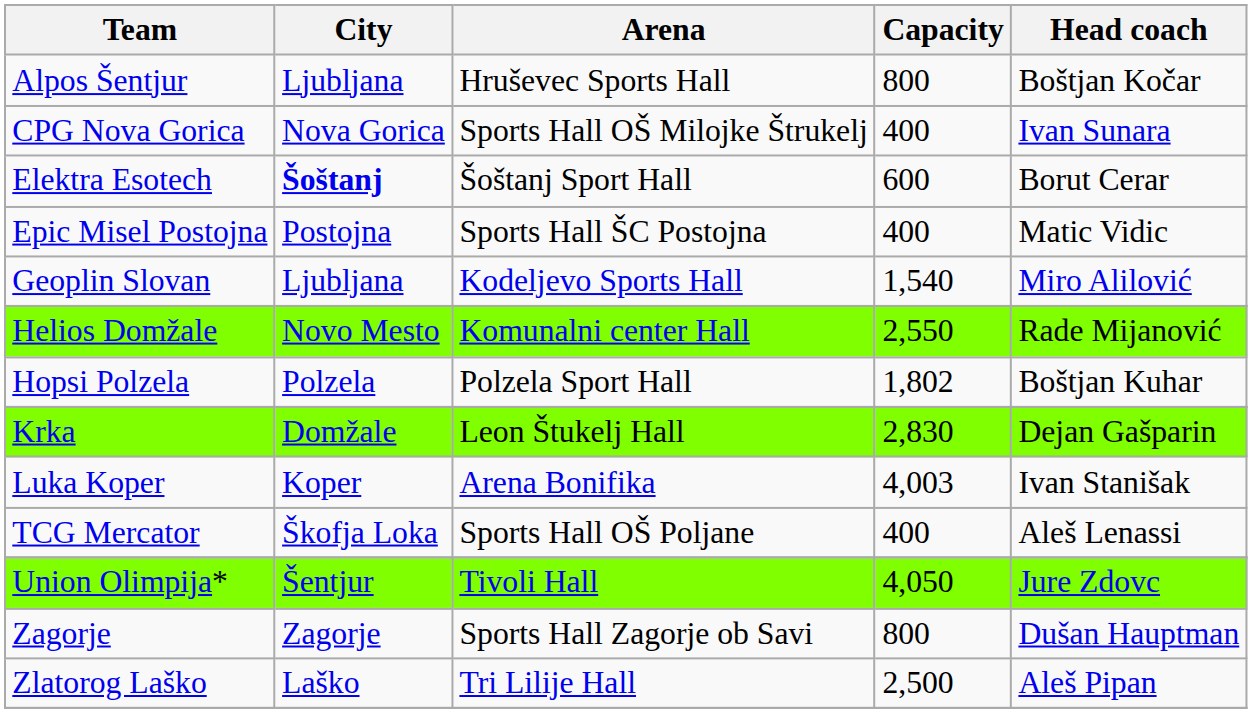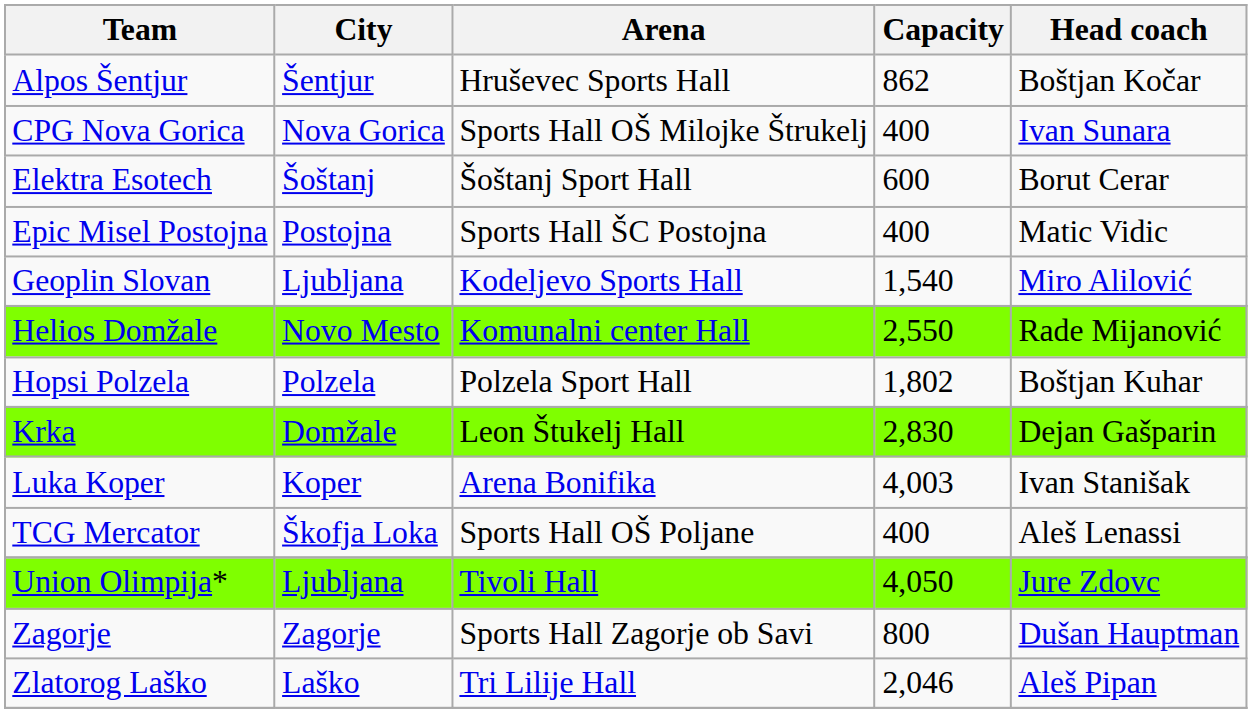(343, 79) Ljubljana -> (328, 79) Šentjur
(906, 79) 800 -> (906, 79) 862
(332, 180) bold -> (329, 180) normal
(328, 582) Šentjur -> (343, 582) Ljubljana
(918, 682) 2,500 -> (918, 682) 2,046
